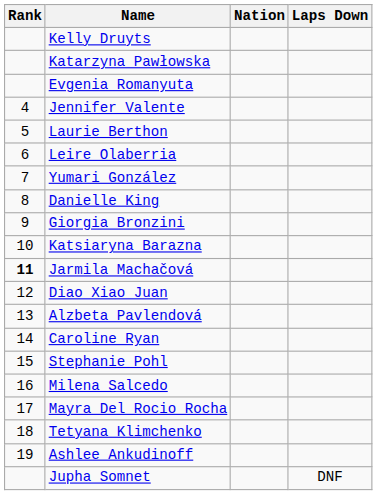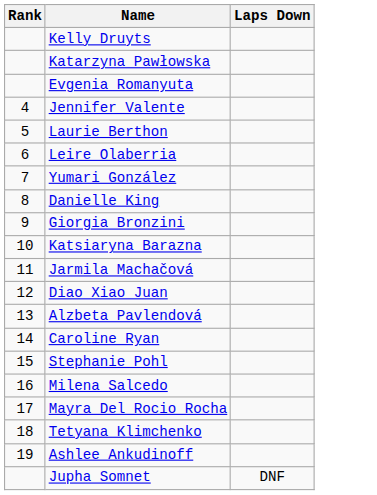- column: (260, 16)
(25, 270) bold -> (25, 270) normal
